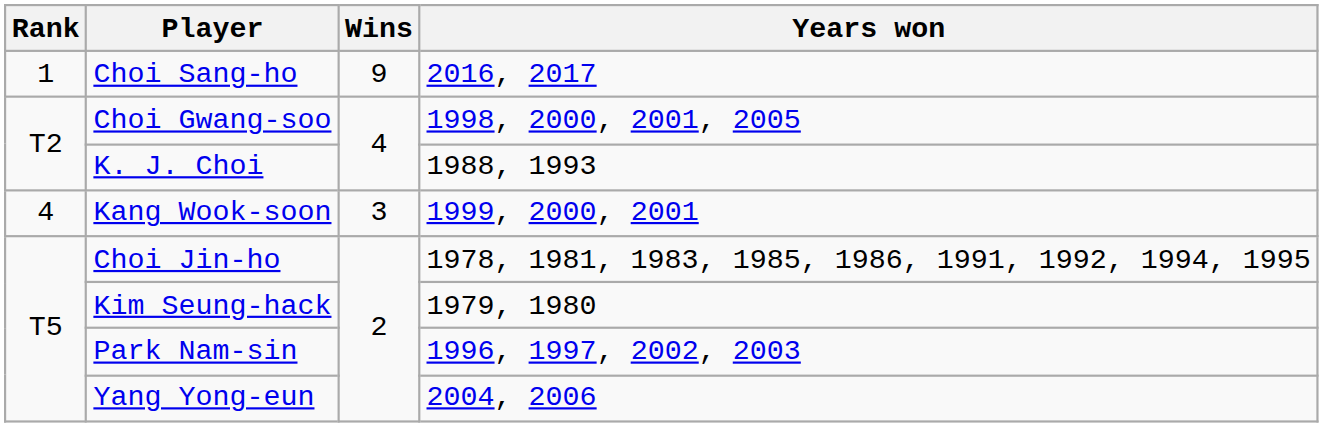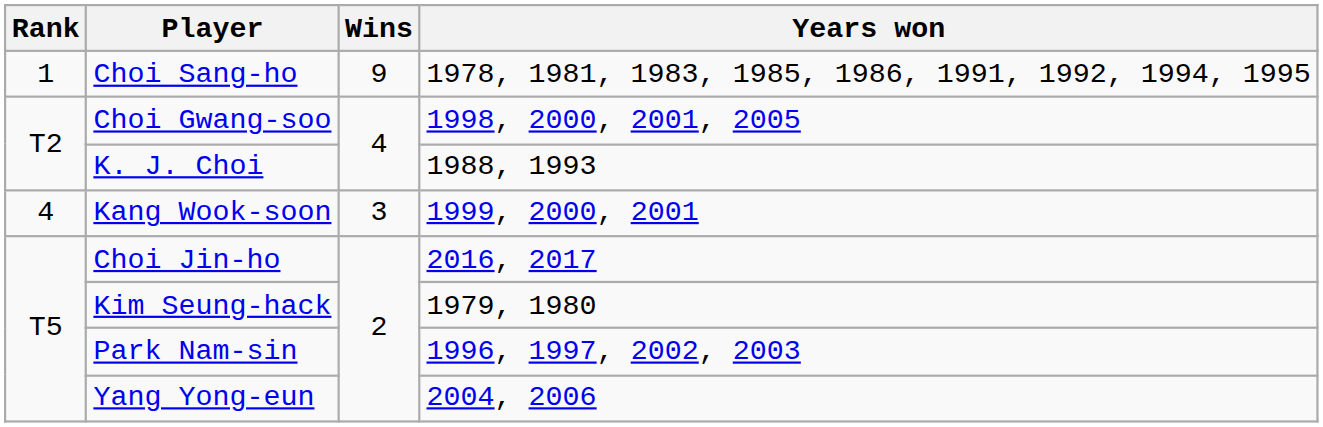(512, 74) 2016, 2017 -> (869, 74) 1978, 1981, 1983, 1985, 1986, 1991, 1992, 1994, 1995
(869, 259) 1978, 1981, 1983, 1985, 1986, 1991, 1992, 1994, 1995 -> (512, 259) 2016, 2017
